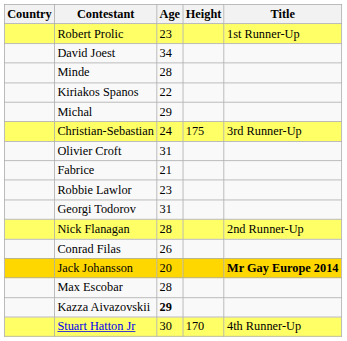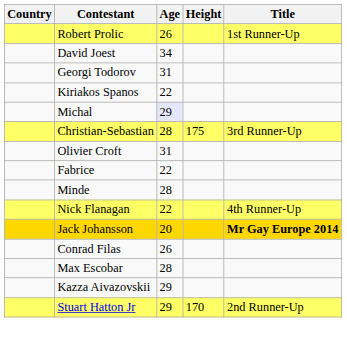(166, 33) 23 -> (166, 33) 26
rows swapped: (97, 209) <-> (73, 72)
(166, 111) no background -> (166, 111) lavender background
(166, 131) 24 -> (166, 131) 28
(166, 170) 21 -> (166, 170) 22
- row: (95, 190)
(166, 229) 28 -> (166, 209) 22
(265, 229) 2nd Runner-Up -> (264, 209) 4th Runner-Up
rows swapped: (89, 248) <-> (95, 268)
(166, 307) bold -> (166, 287) normal
(166, 326) 30 -> (166, 307) 29
(264, 326) 4th Runner-Up -> (265, 307) 2nd Runner-Up
